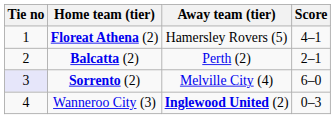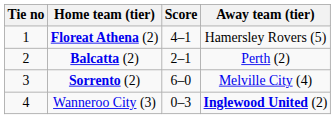columns swapped: (311, 15) <-> (227, 15)
(26, 80) lavender background -> (26, 80) no background
